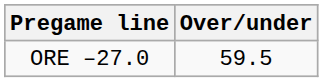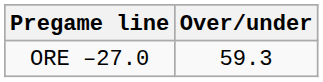(246, 59) 59.5 -> (246, 59) 59.3
